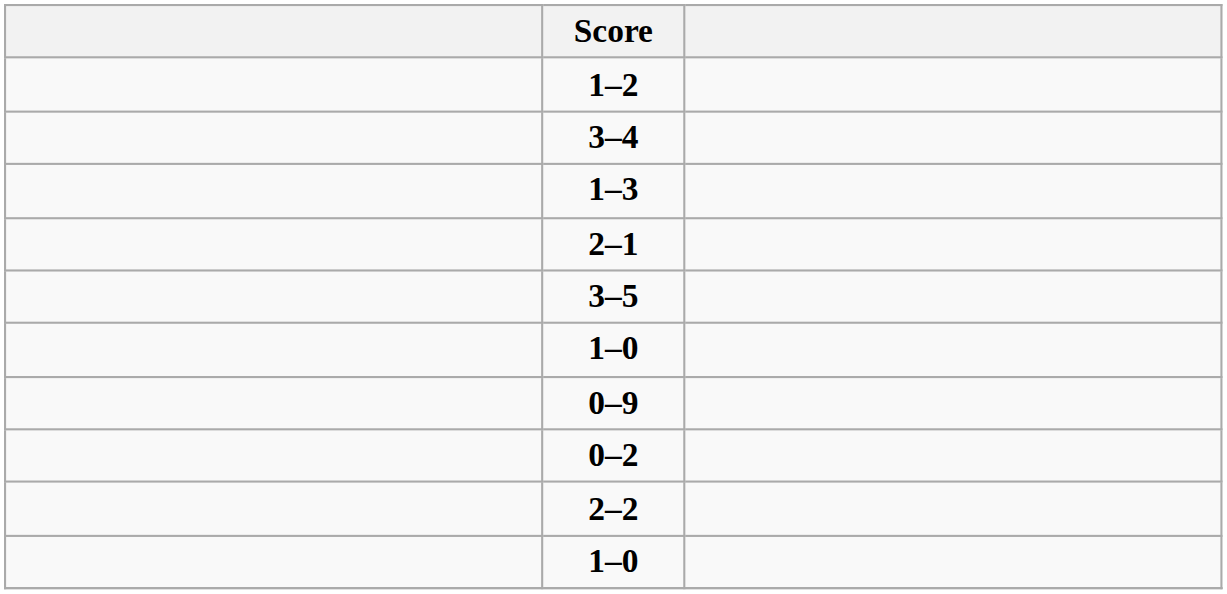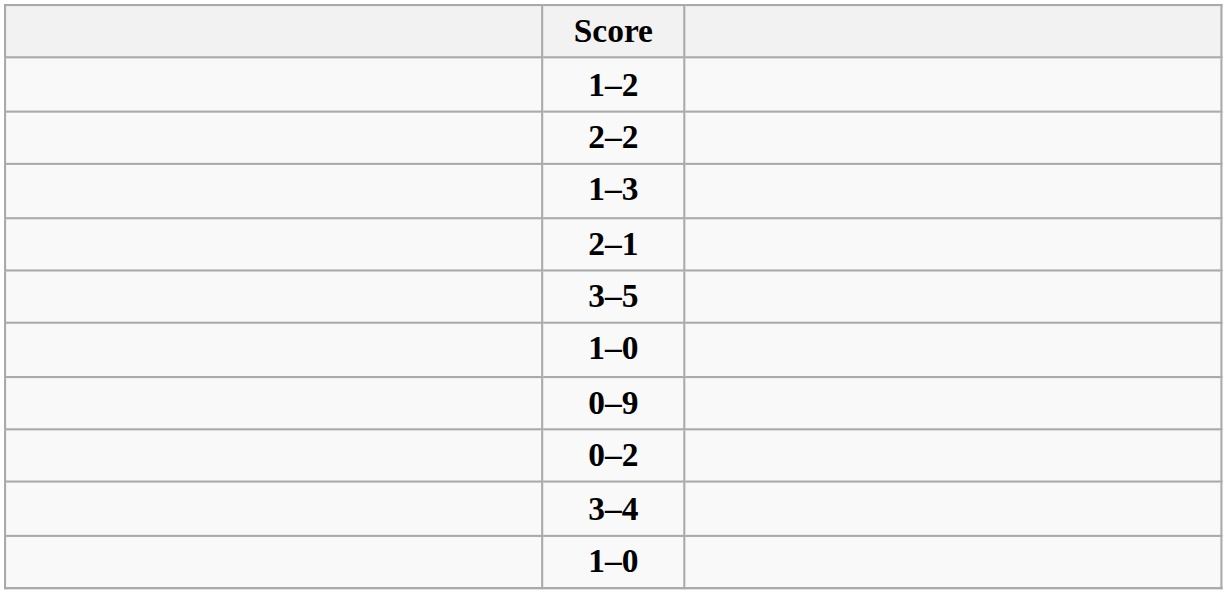rows swapped: (274, 509) <-> (274, 138)
